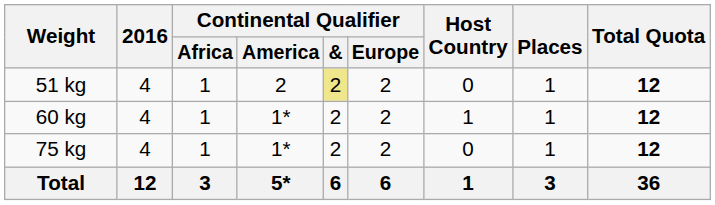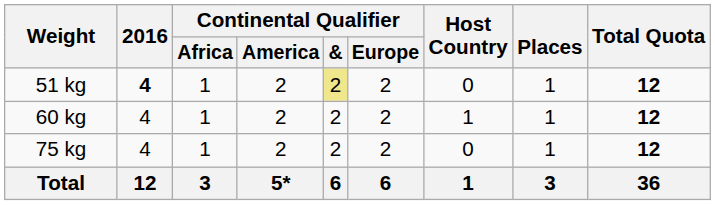(145, 84) normal -> (145, 84) bold
(281, 117) 1* -> (281, 117) 2
(281, 150) 1* -> (281, 150) 2
